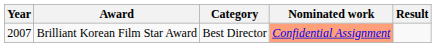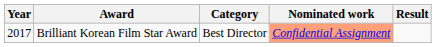(19, 33) 2007 -> (19, 33) 2017
